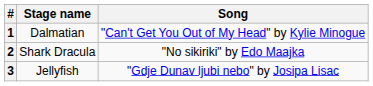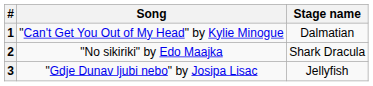columns swapped: (57, 14) <-> (233, 14)
